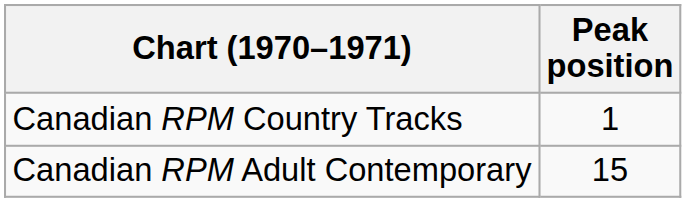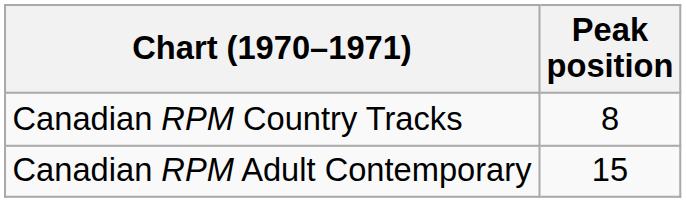(610, 118) 1 -> (610, 118) 8
